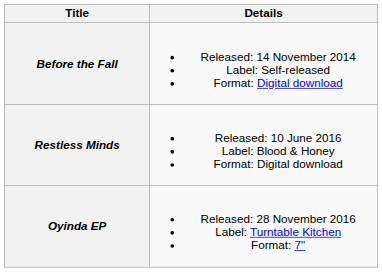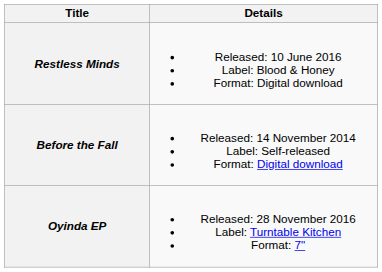rows swapped: (77, 63) <-> (77, 144)
